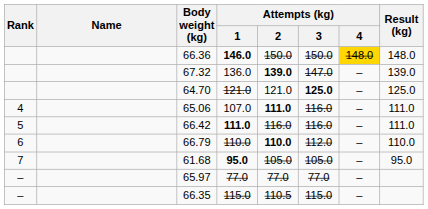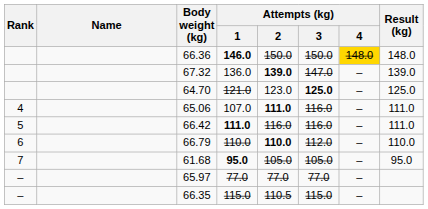(278, 90) 121.0 -> (278, 90) 123.0
